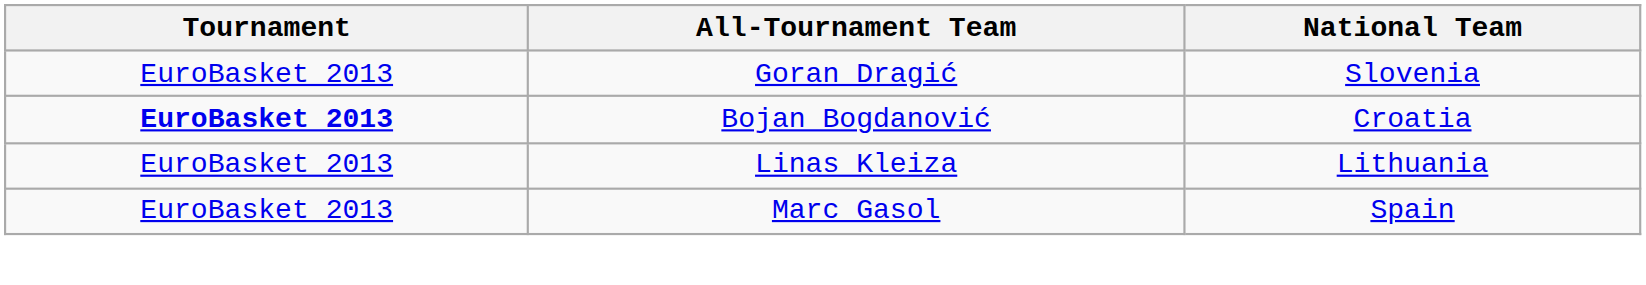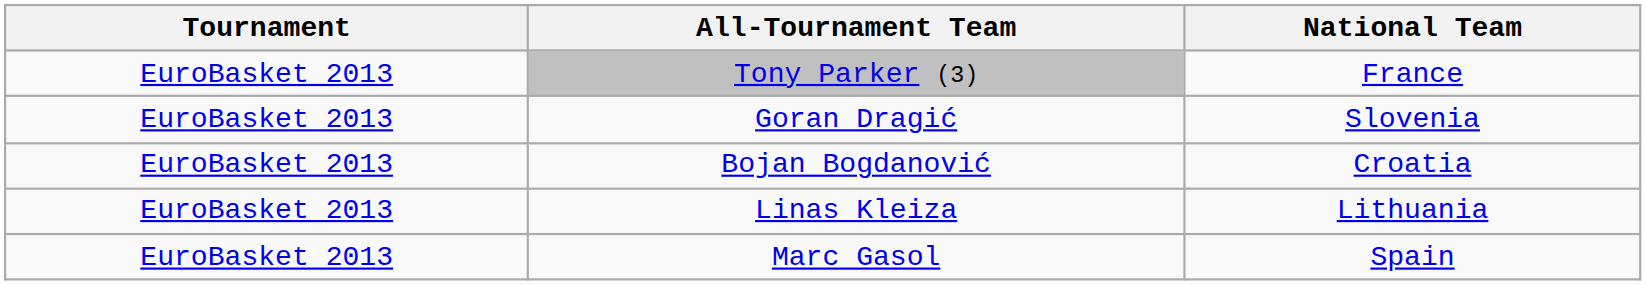+ row: (856, 74)
(267, 119) bold -> (267, 165) normal
